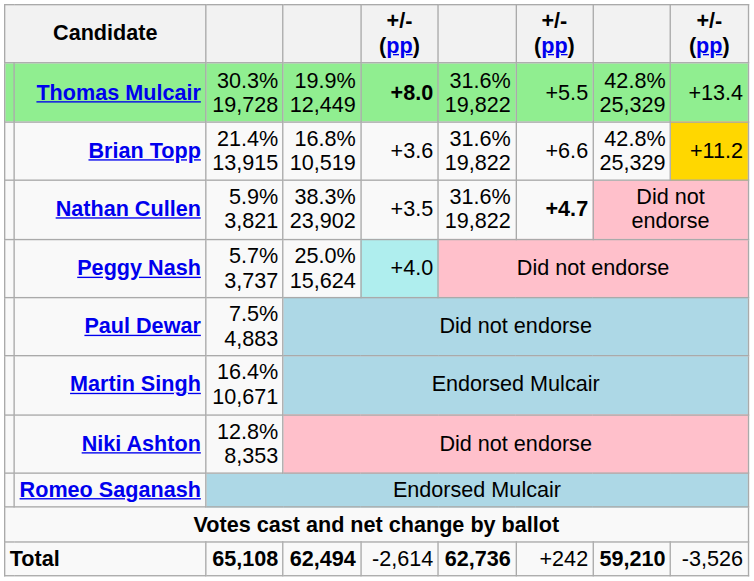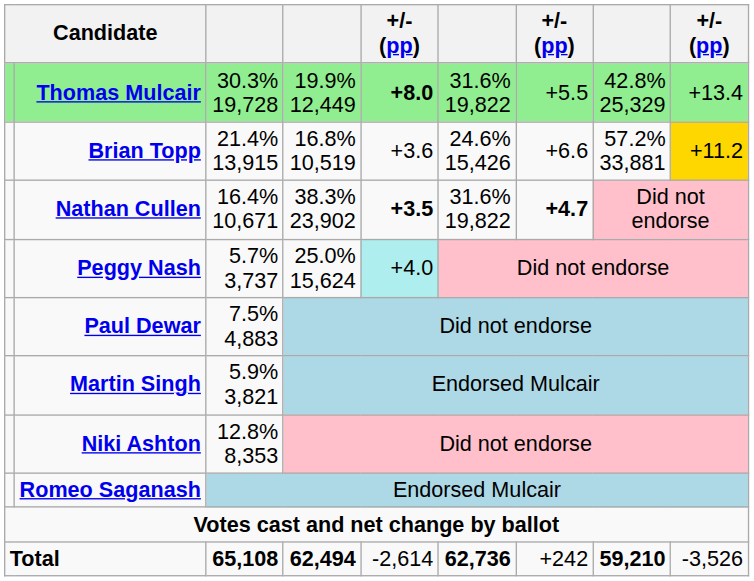(478, 150) 31.6% 19,822 -> (478, 150) 24.6% 15,426
(633, 150) 42.8% 25,329 -> (633, 150) 57.2% 33,881
(251, 209) 5.9% 3,821 -> (245, 209) 16.4% 10,671
(412, 209) normal -> (412, 209) bold
(245, 385) 16.4% 10,671 -> (251, 385) 5.9% 3,821
